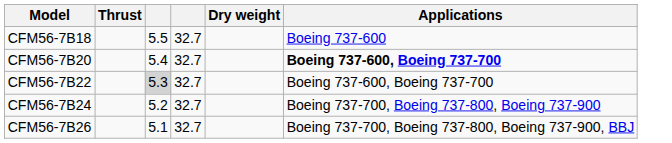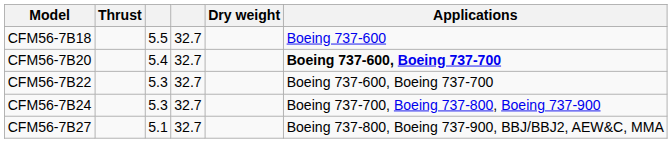(158, 82) lightgrey background -> (158, 82) no background
(158, 104) 5.2 -> (158, 104) 5.3
- row: (50, 127)
+ row: (50, 127)
